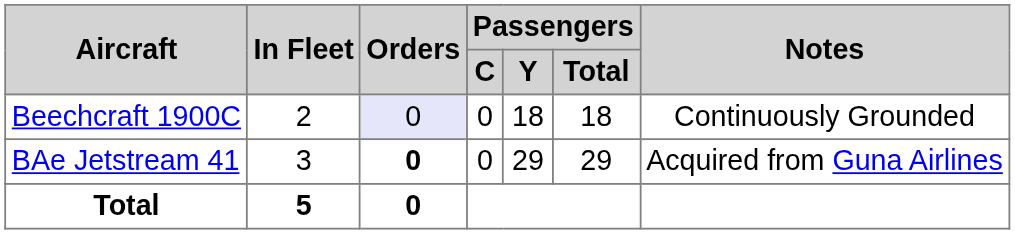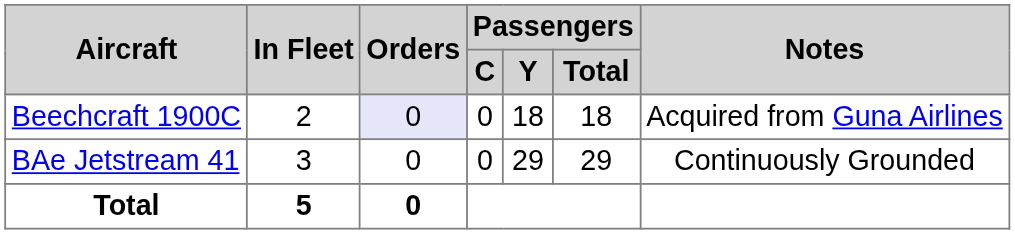(824, 116) Continuously Grounded -> (824, 116) Acquired from Guna Airlines
(413, 161) bold -> (413, 161) normal
(824, 161) Acquired from Guna Airlines -> (824, 161) Continuously Grounded
